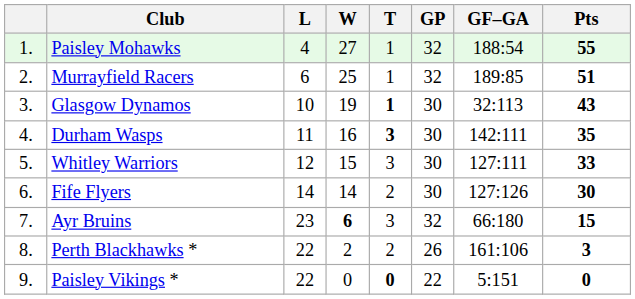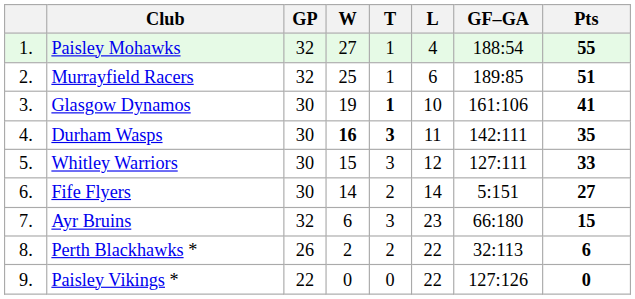columns swapped: (433, 18) <-> (305, 18)
(498, 105) 32:113 -> (498, 105) 161:106
(586, 105) 43 -> (586, 105) 41
(347, 134) normal -> (347, 134) bold
(498, 192) 127:126 -> (498, 192) 5:151
(586, 192) 30 -> (586, 192) 27
(347, 221) bold -> (347, 221) normal
(498, 250) 161:106 -> (498, 250) 32:113
(586, 250) 3 -> (586, 250) 6
(390, 279) bold -> (390, 279) normal
(498, 279) 5:151 -> (498, 279) 127:126
